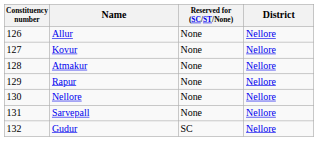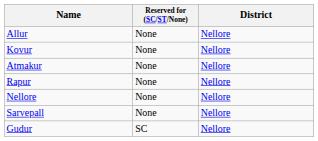- column: (27, 15)
